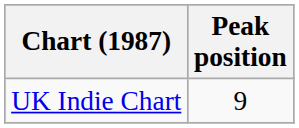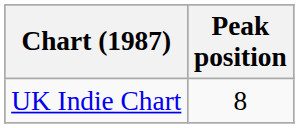(240, 100) 9 -> (240, 100) 8
